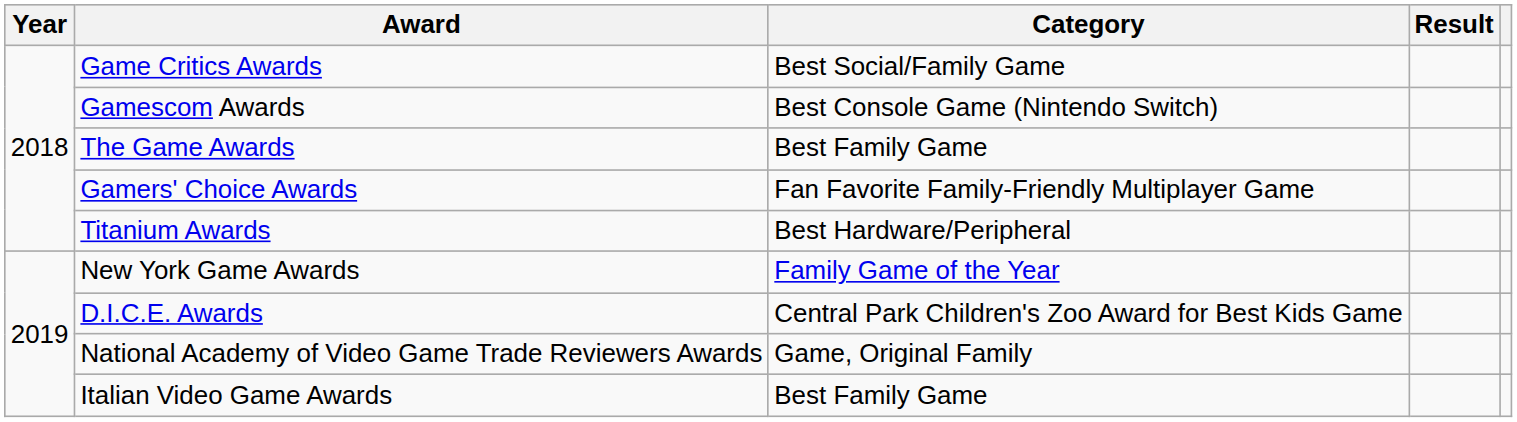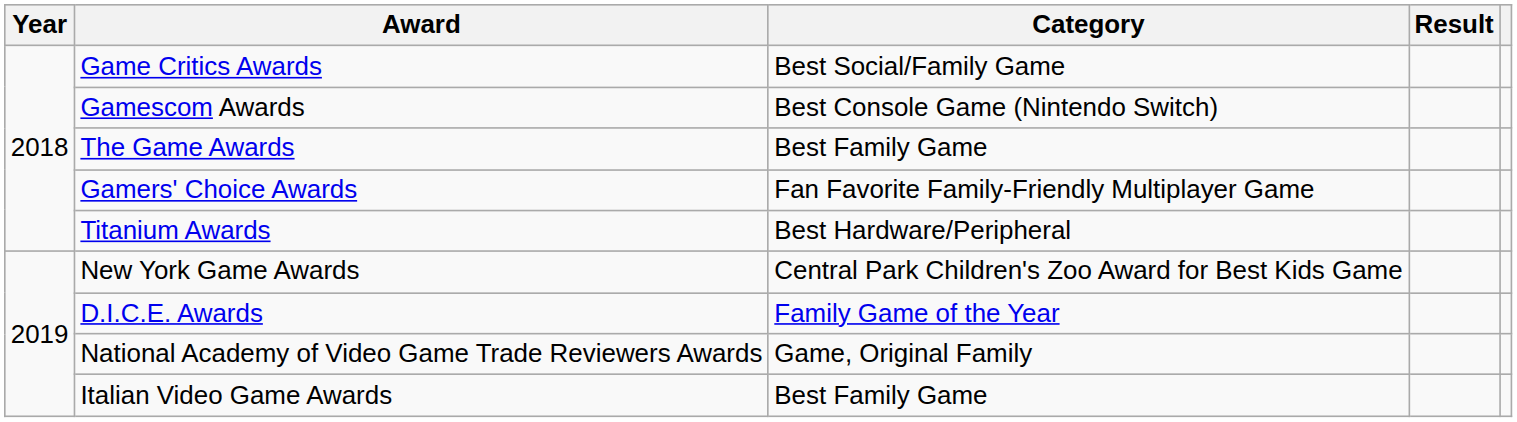(917, 271) Family Game of the Year -> (1088, 271) Central Park Children's Zoo Award for Best Kids Game
(1088, 312) Central Park Children's Zoo Award for Best Kids Game -> (917, 312) Family Game of the Year
